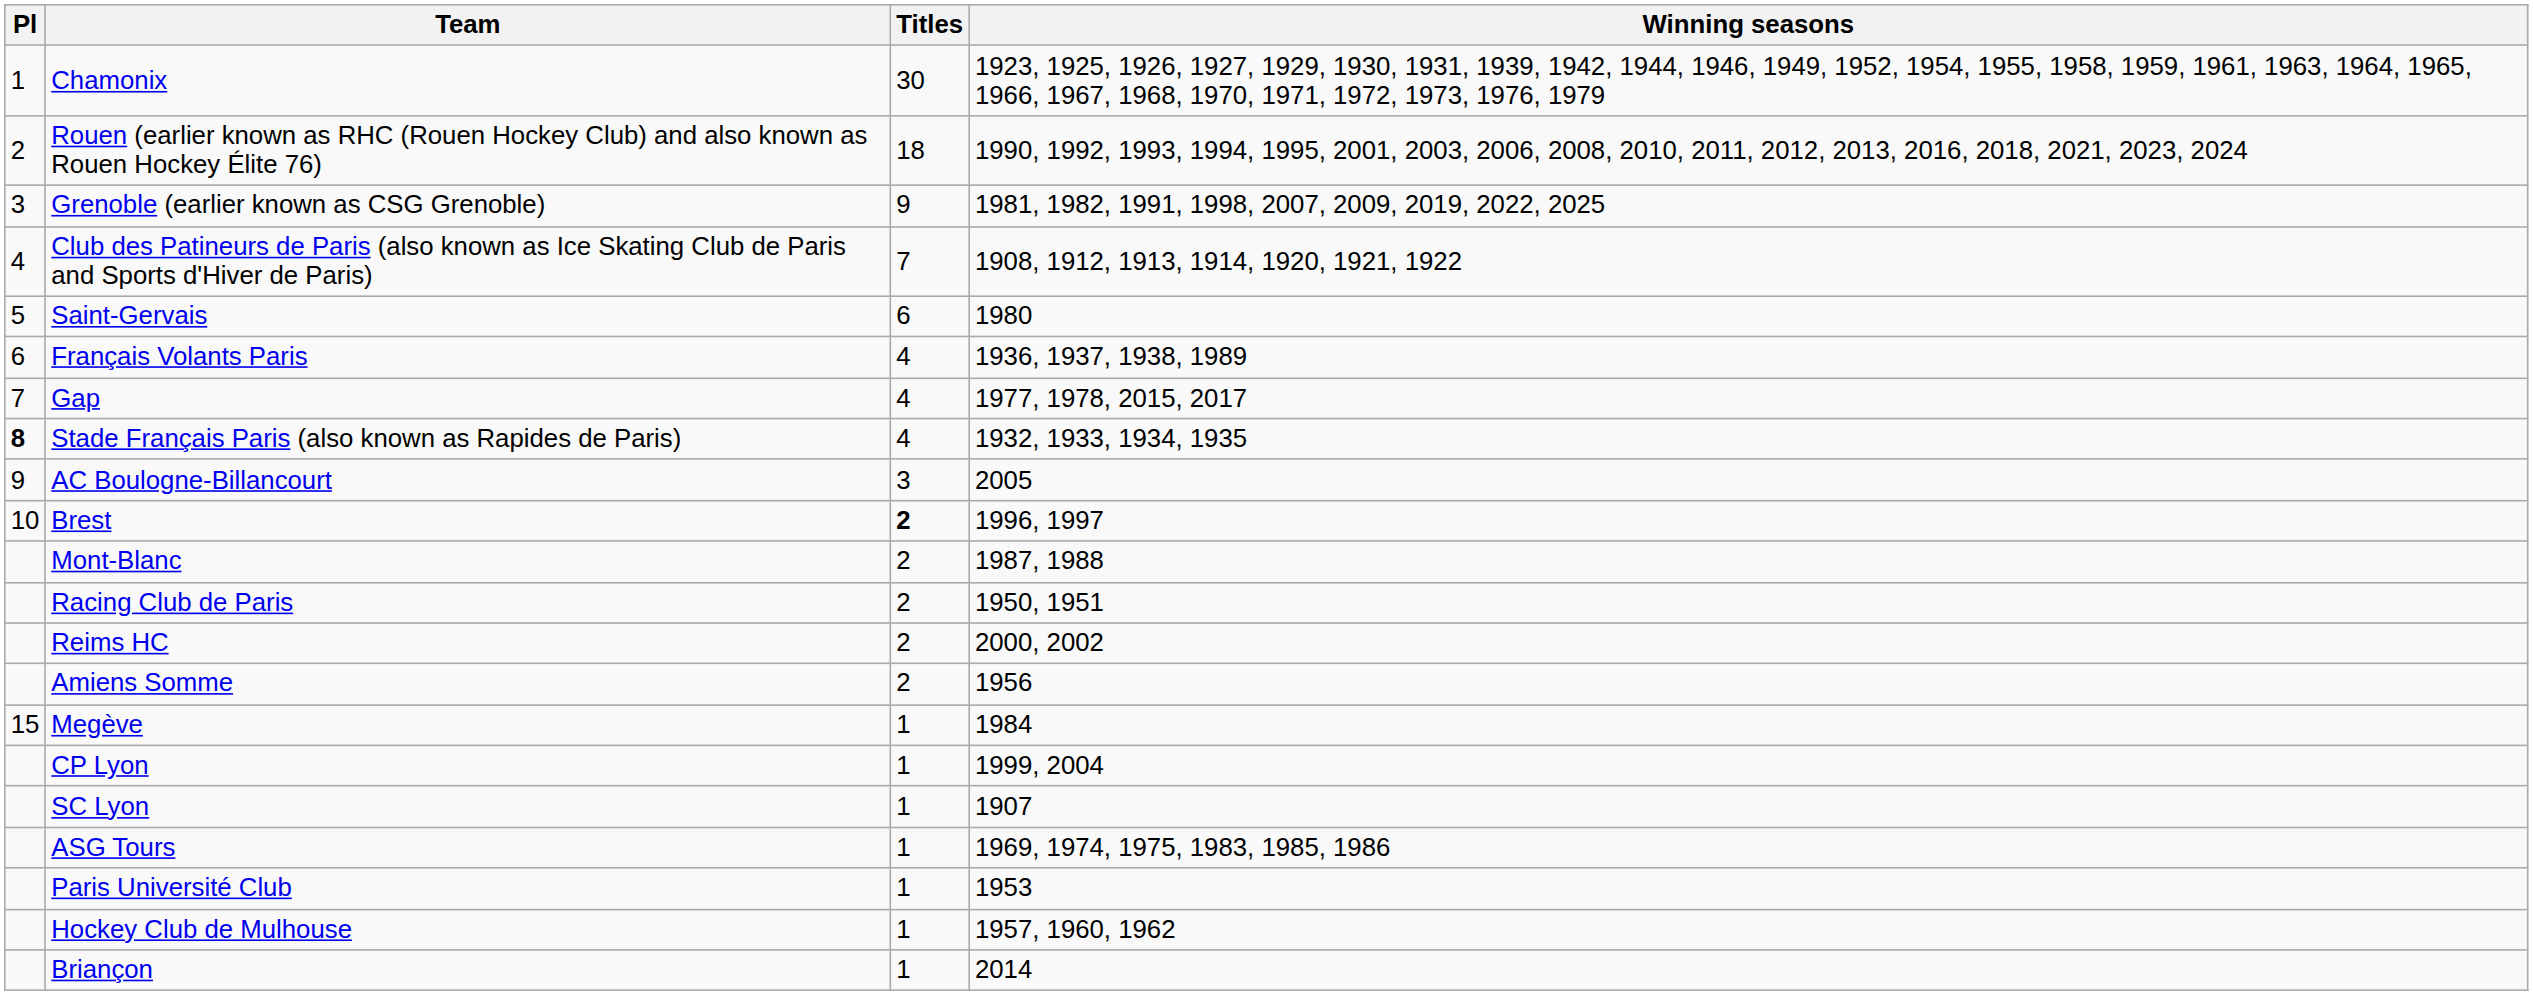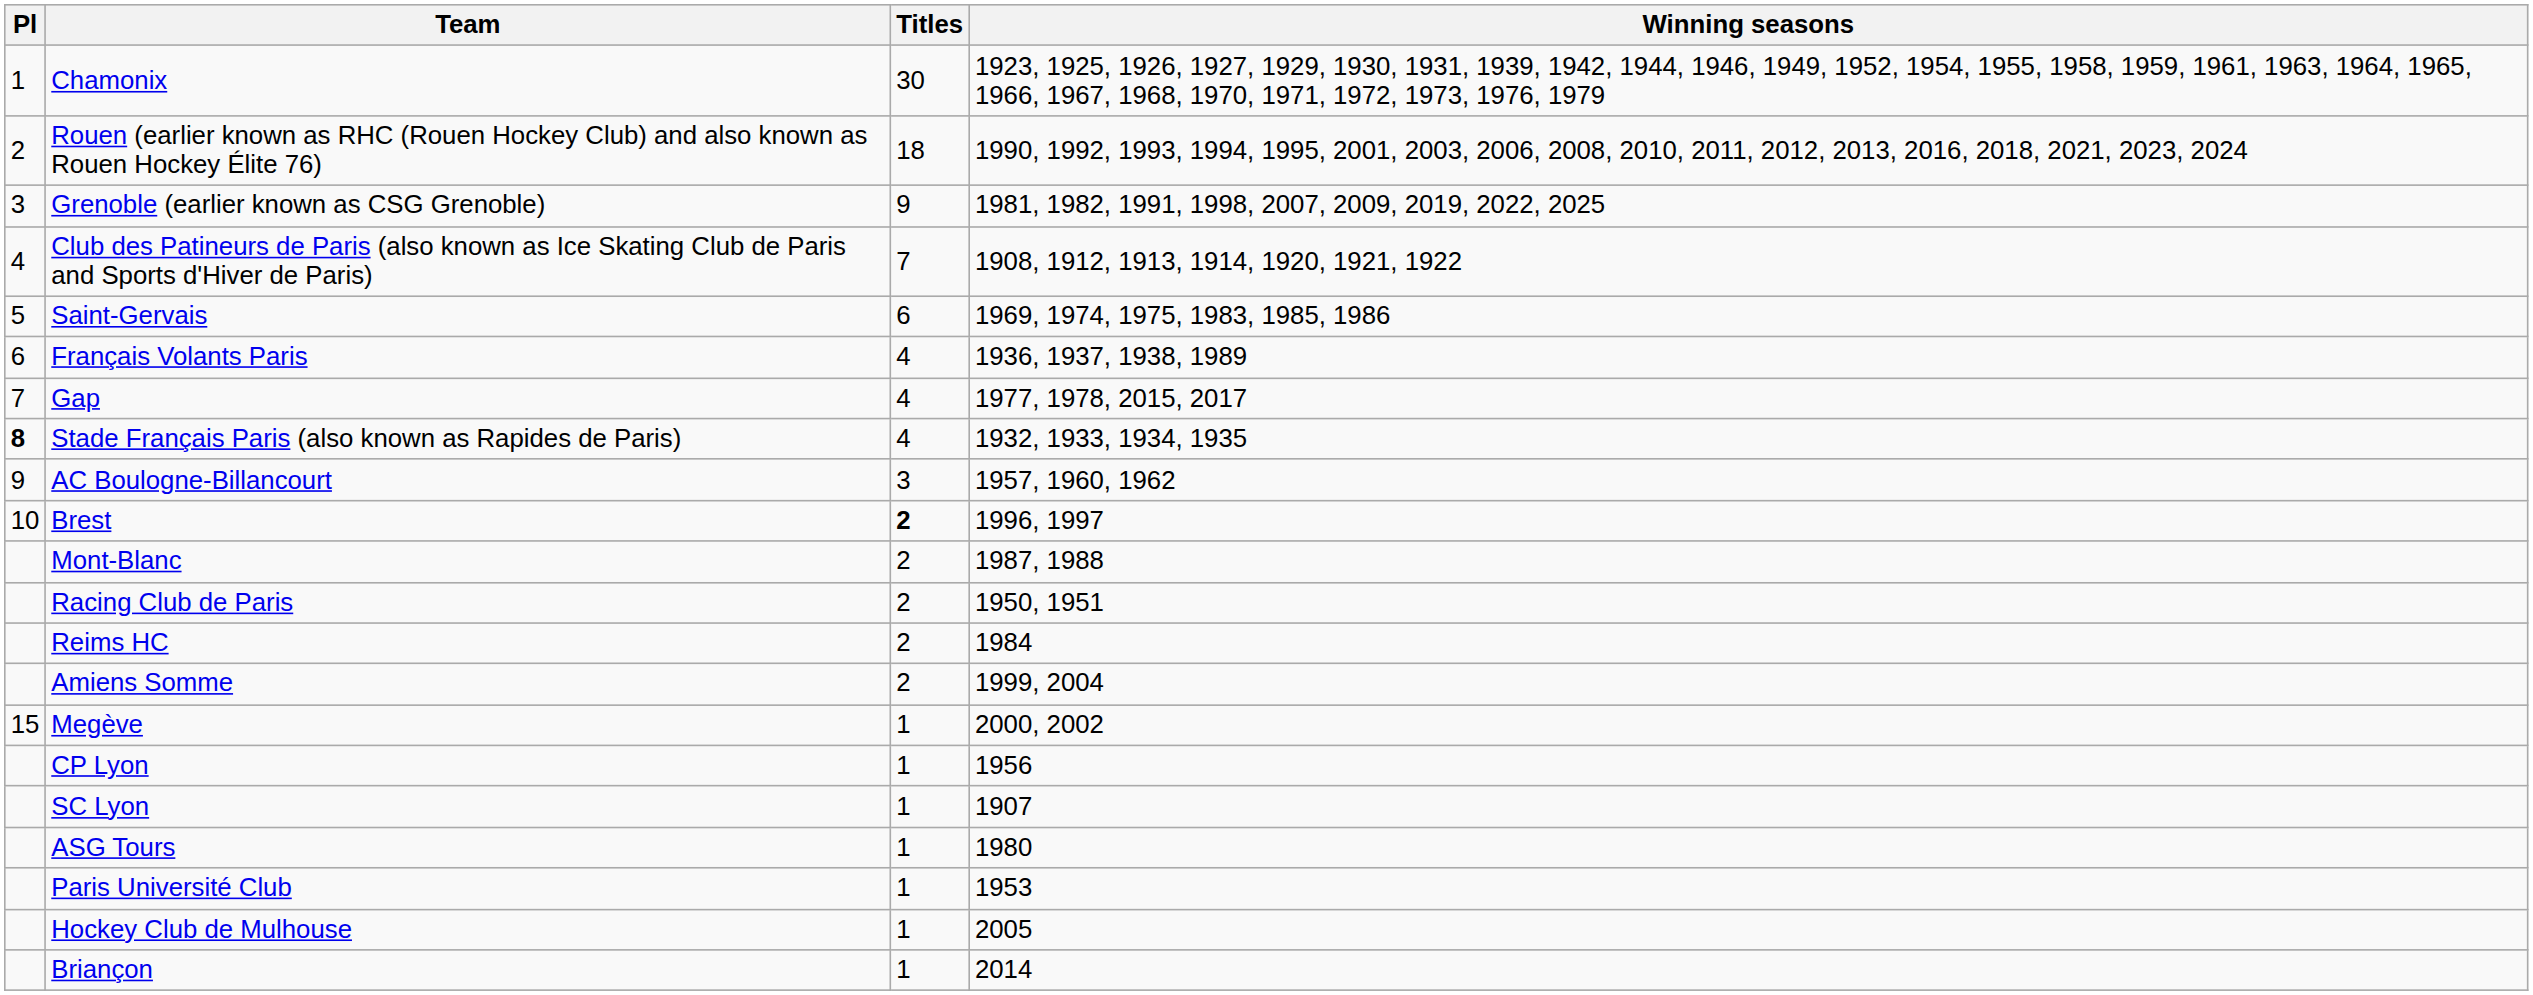(1004, 316) 1980 -> (1183, 316) 1969, 1974, 1975, 1983, 1985, 1986
(1004, 479) 2005 -> (1075, 479) 1957, 1960, 1962
(1039, 642) 2000, 2002 -> (1004, 642) 1984
(1004, 683) 1956 -> (1039, 683) 1999, 2004
(1004, 724) 1984 -> (1039, 724) 2000, 2002
(1039, 765) 1999, 2004 -> (1004, 765) 1956
(1183, 847) 1969, 1974, 1975, 1983, 1985, 1986 -> (1004, 847) 1980
(1075, 928) 1957, 1960, 1962 -> (1004, 928) 2005
